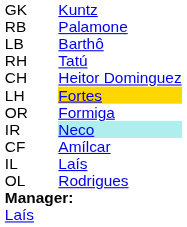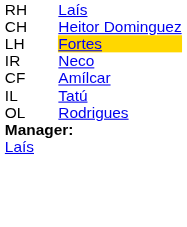- row: (16, 10)
- row: (16, 27)
- row: (14, 44)
(73, 61) Tatú -> (73, 10) Laís
- row: (16, 112)
(76, 129) paleturquoise background -> (76, 61) no background
(73, 164) Laís -> (73, 95) Tatú
